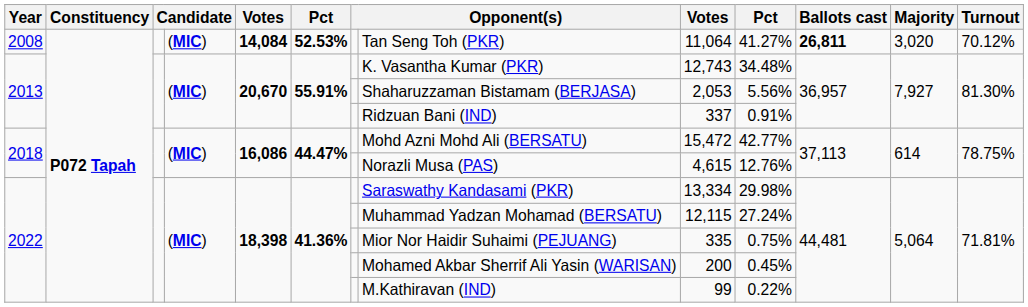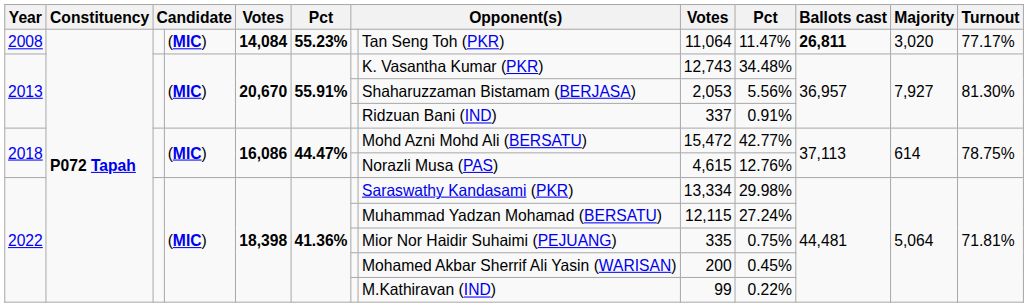(321, 42) 52.53% -> (321, 42) 55.23%
(765, 42) 41.27% -> (765, 42) 11.47%
(988, 42) 70.12% -> (988, 42) 77.17%
